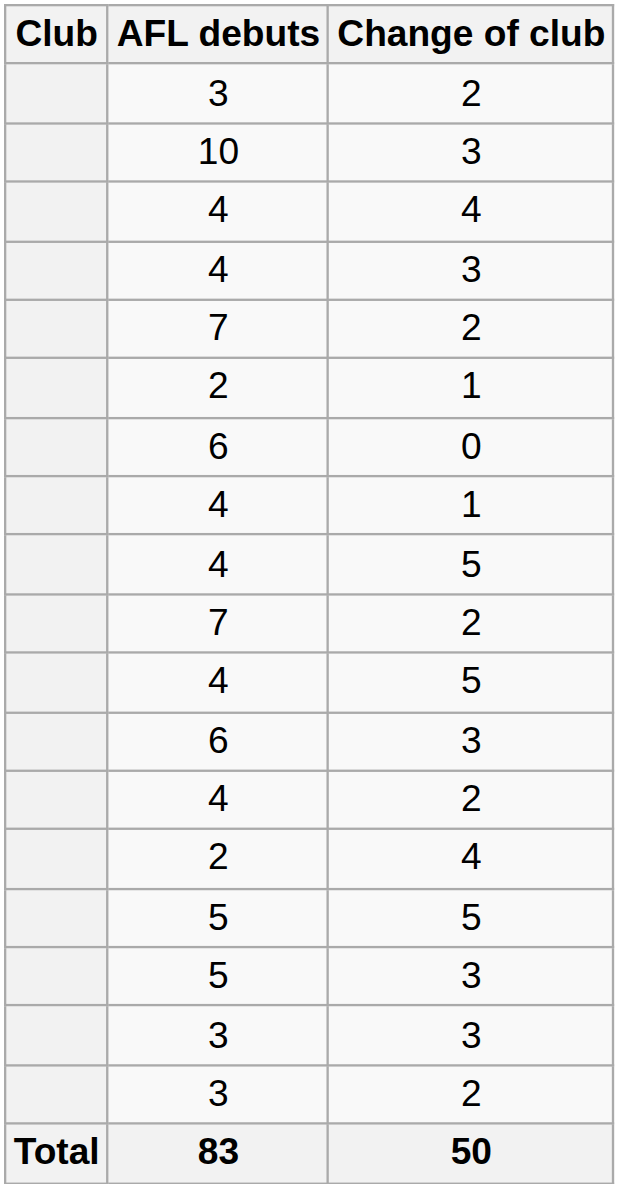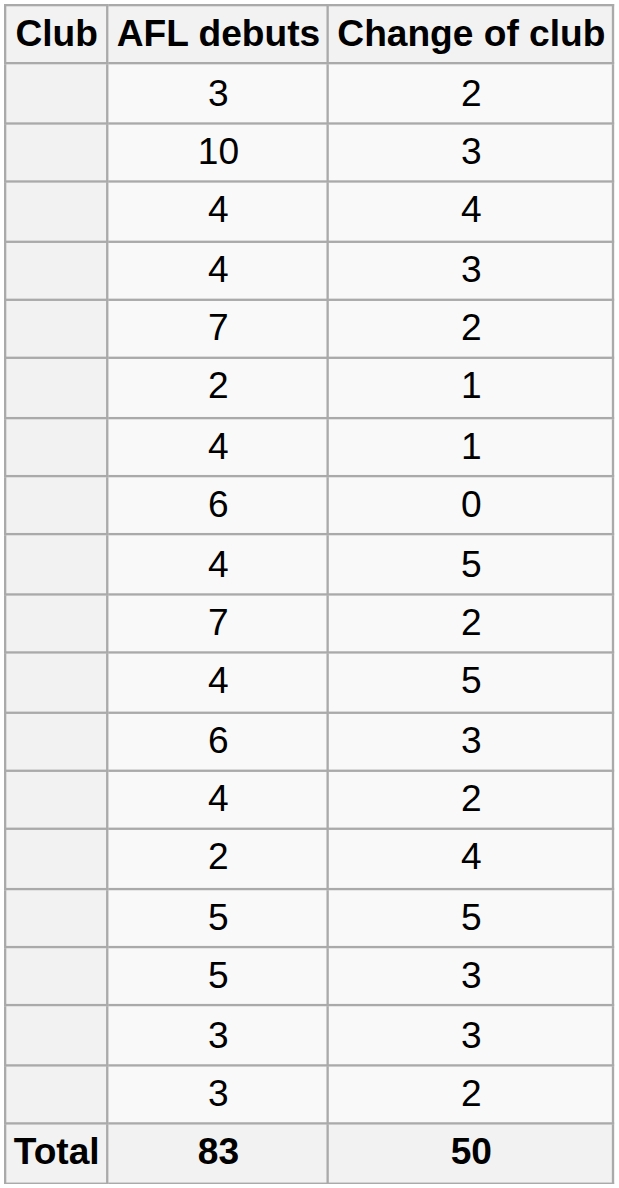rows swapped: (218, 504) <-> (218, 446)
